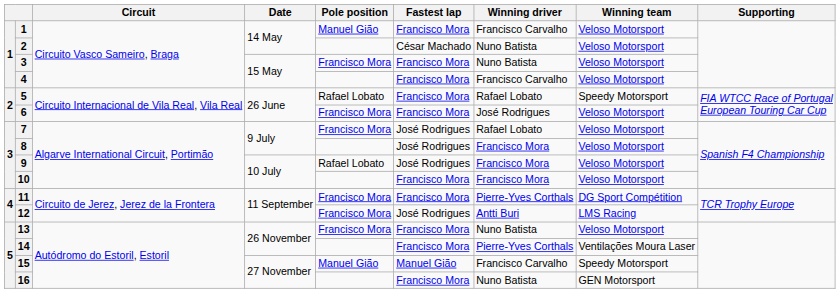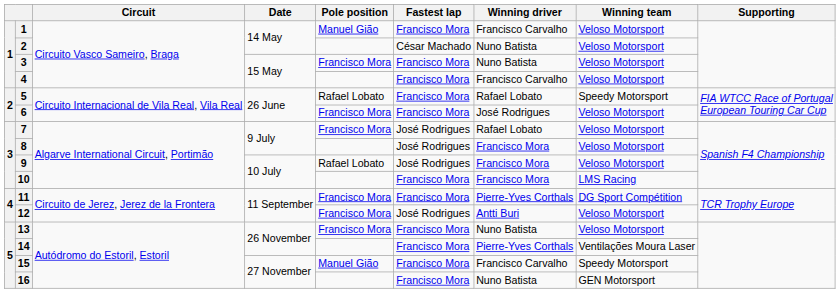(621, 180) Veloso Motorsport -> (607, 180) LMS Racing
(607, 213) LMS Racing -> (621, 213) Veloso Motorsport
(426, 263) Manuel Gião -> (433, 263) Francisco Mora
